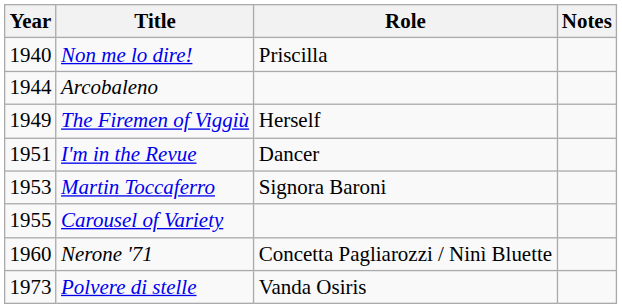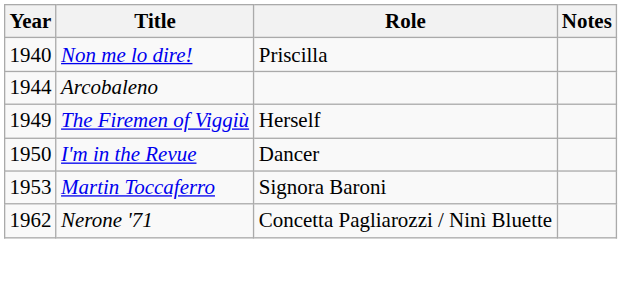(30, 154) 1951 -> (30, 154) 1950
- row: (142, 220)
(30, 253) 1960 -> (30, 220) 1962
- row: (129, 287)
